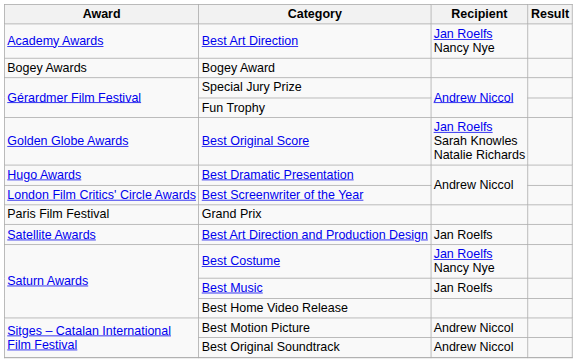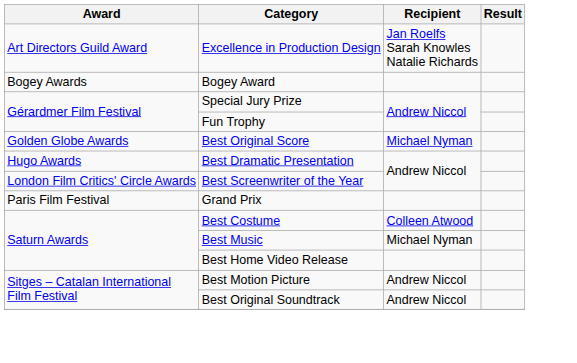- row: (250, 41)
+ row: (291, 48)
(479, 141) Jan Roelfs Sarah Knowles Natalie Richards -> (429, 141) Michael Nyman
- row: (315, 234)
(464, 261) Jan Roelfs Nancy Nye -> (430, 220) Colleen Atwood
(463, 288) Jan Roelfs -> (429, 240) Michael Nyman
